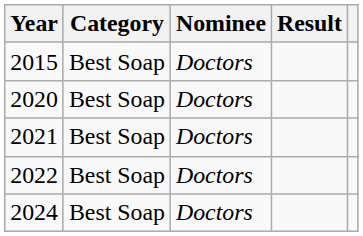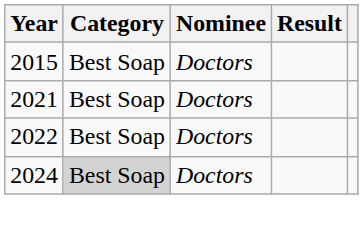- row: (34, 99)
(117, 212) no background -> (117, 174) lightgrey background
